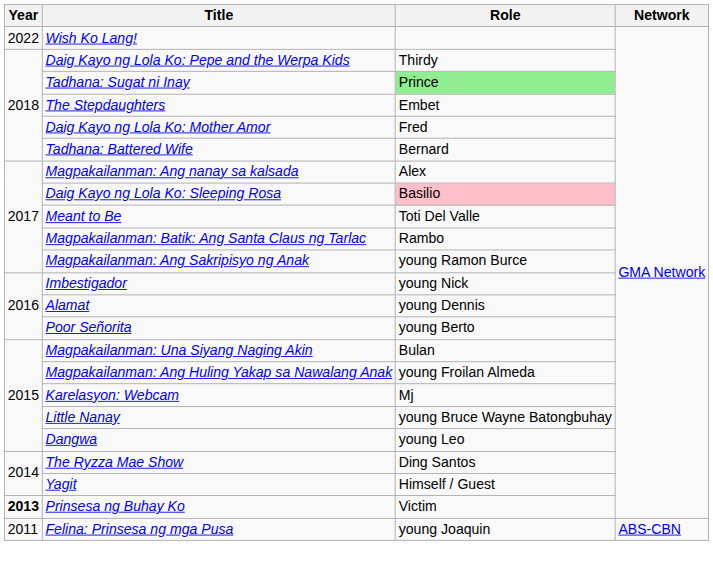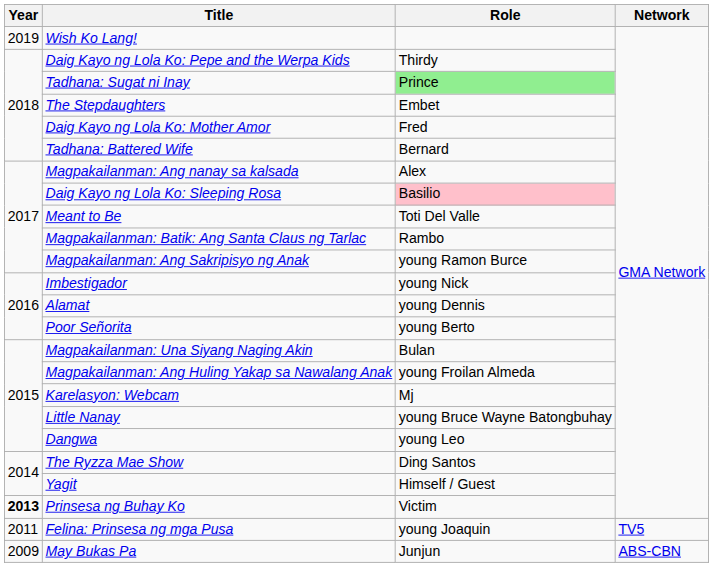(23, 37) 2022 -> (23, 37) 2019
(650, 529) ABS-CBN -> (631, 529) TV5
+ row: (91, 551)
